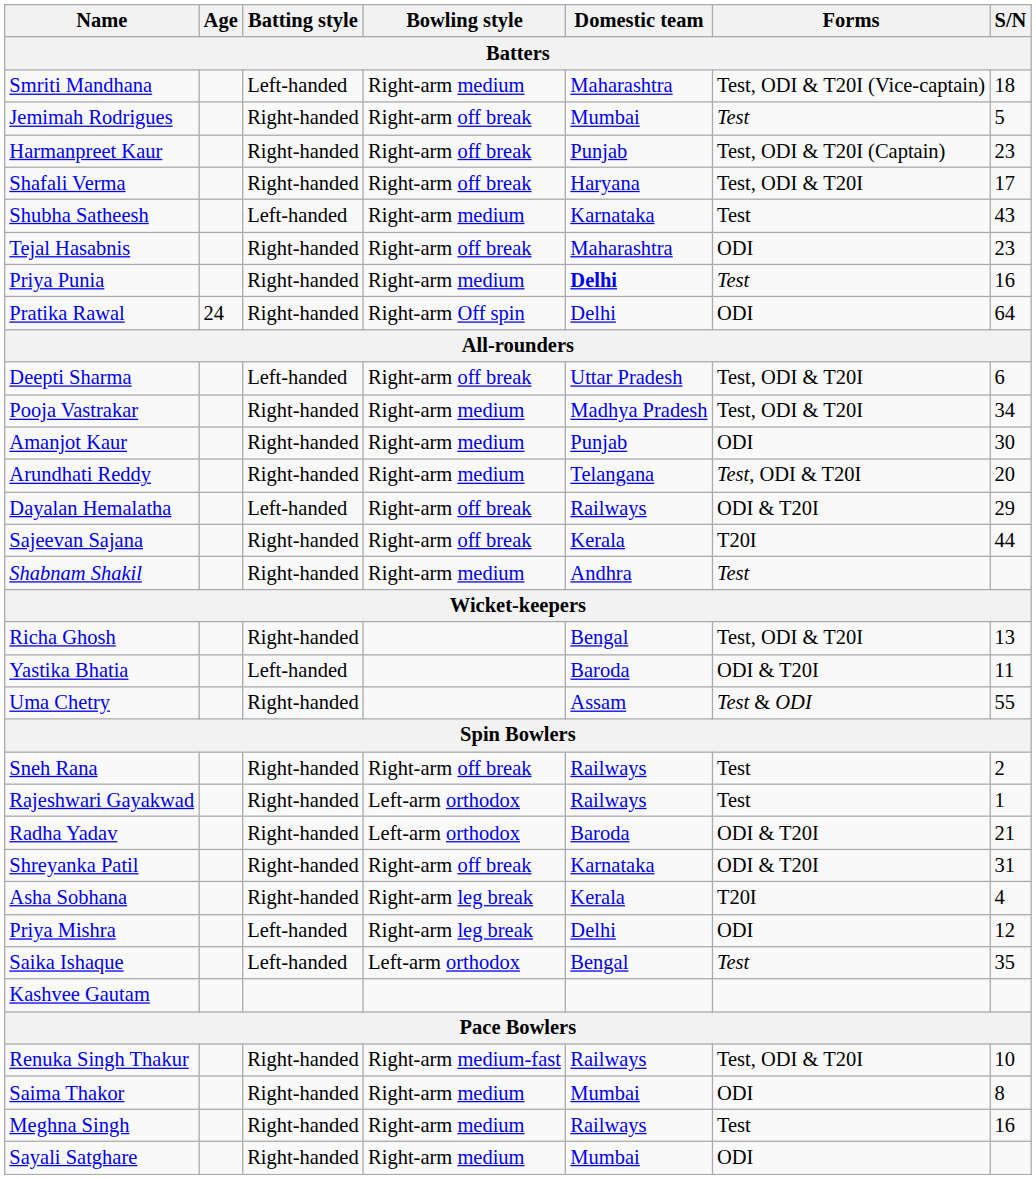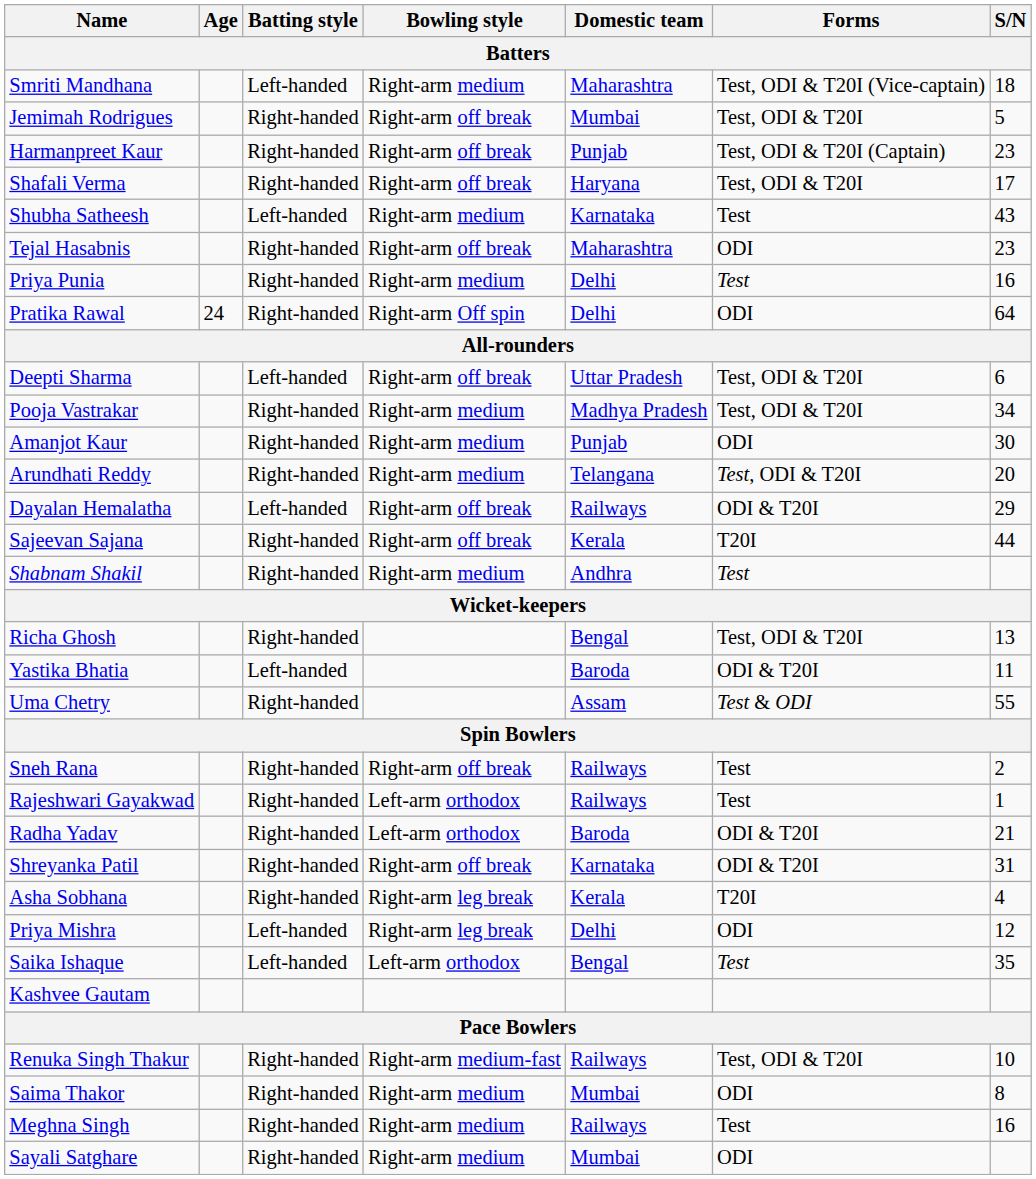(733, 118) Test -> (790, 118) Test, ODI & T20I
(594, 280) bold -> (593, 280) normal
